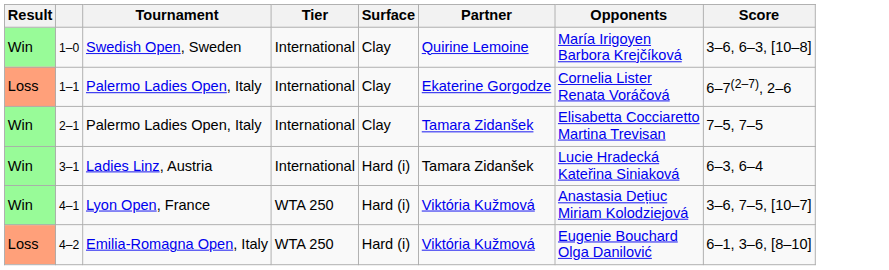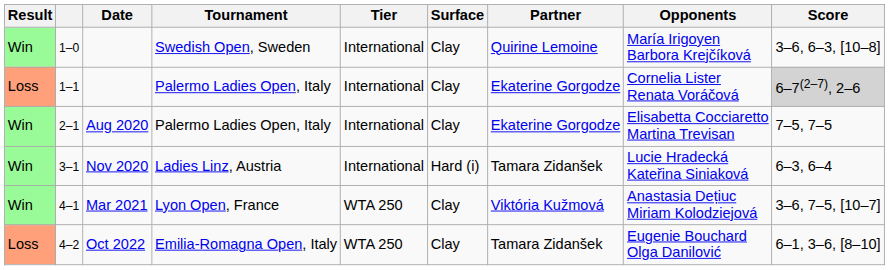+ column: (117, 16)
(749, 86) no background -> (818, 86) lightgrey background
(478, 126) Tamara Zidanšek -> (556, 126) Ekaterine Gorgodze
(386, 205) Hard (i) -> (445, 205) Clay
(386, 244) Hard (i) -> (445, 244) Clay
(478, 244) Viktória Kužmová -> (547, 244) Tamara Zidanšek
